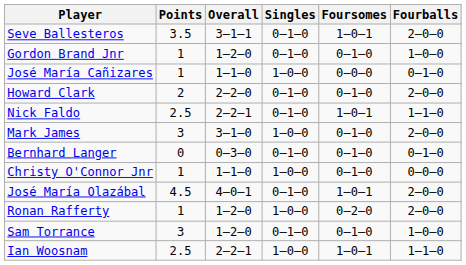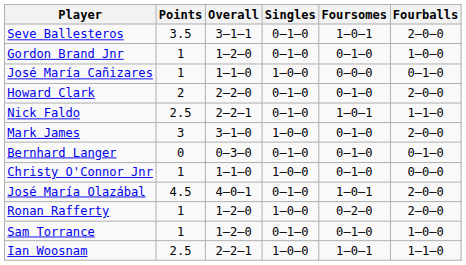(181, 231) 3 -> (181, 231) 1
